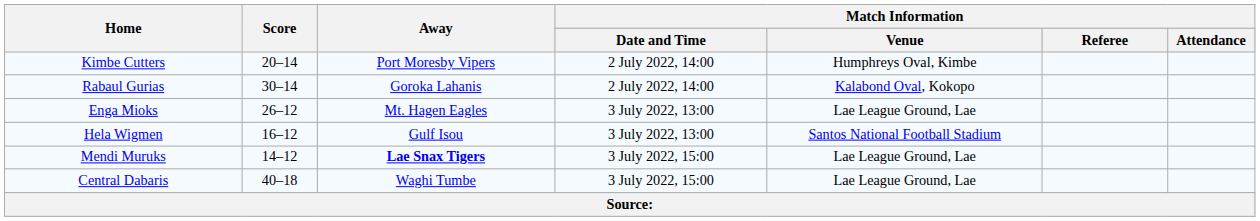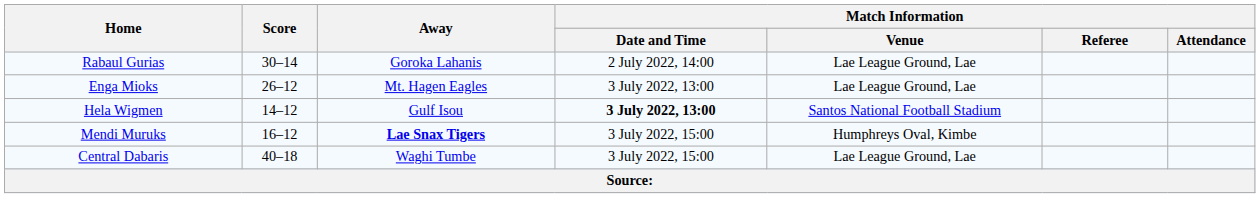- row: (123, 63)
(905, 87) Kalabond Oval, Kokopo -> (905, 63) Lae League Ground, Lae
(280, 134) 16–12 -> (280, 110) 14–12
(661, 134) normal -> (661, 110) bold
(280, 157) 14–12 -> (280, 134) 16–12
(905, 157) Lae League Ground, Lae -> (905, 134) Humphreys Oval, Kimbe
